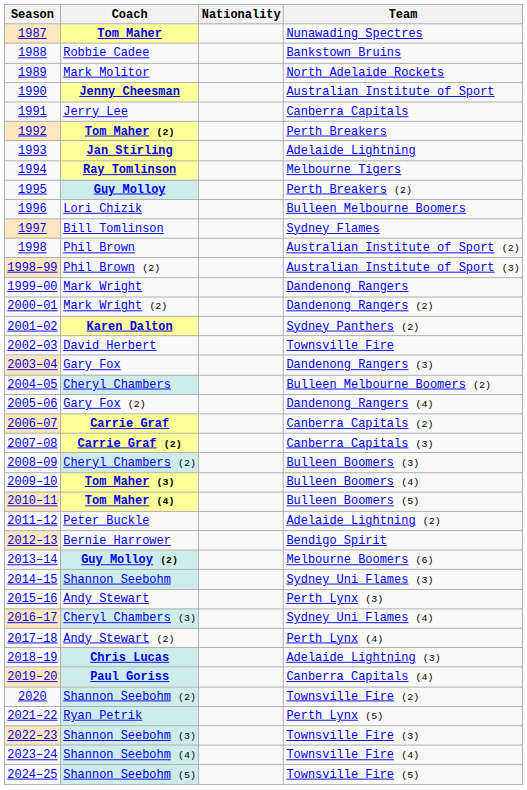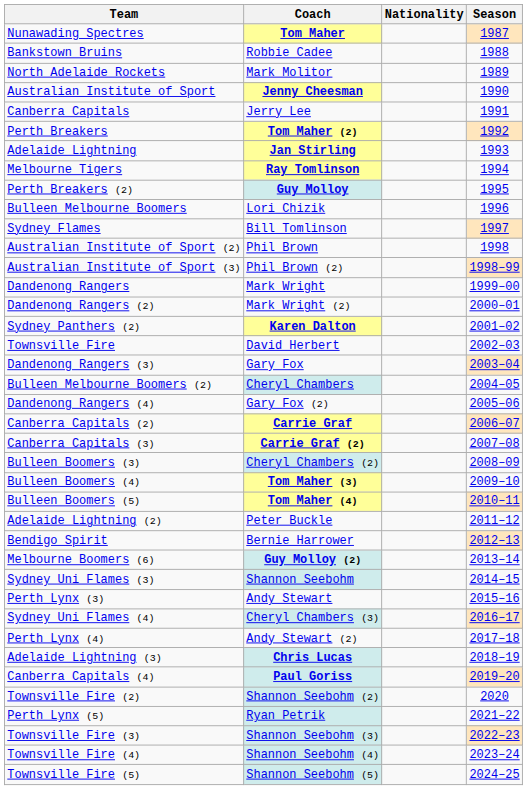columns swapped: (32, 14) <-> (403, 14)
